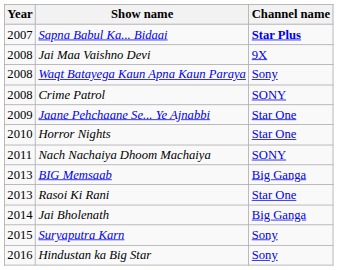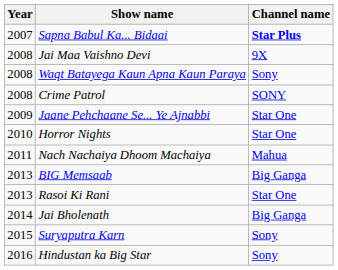(269, 154) SONY -> (269, 154) Mahua
